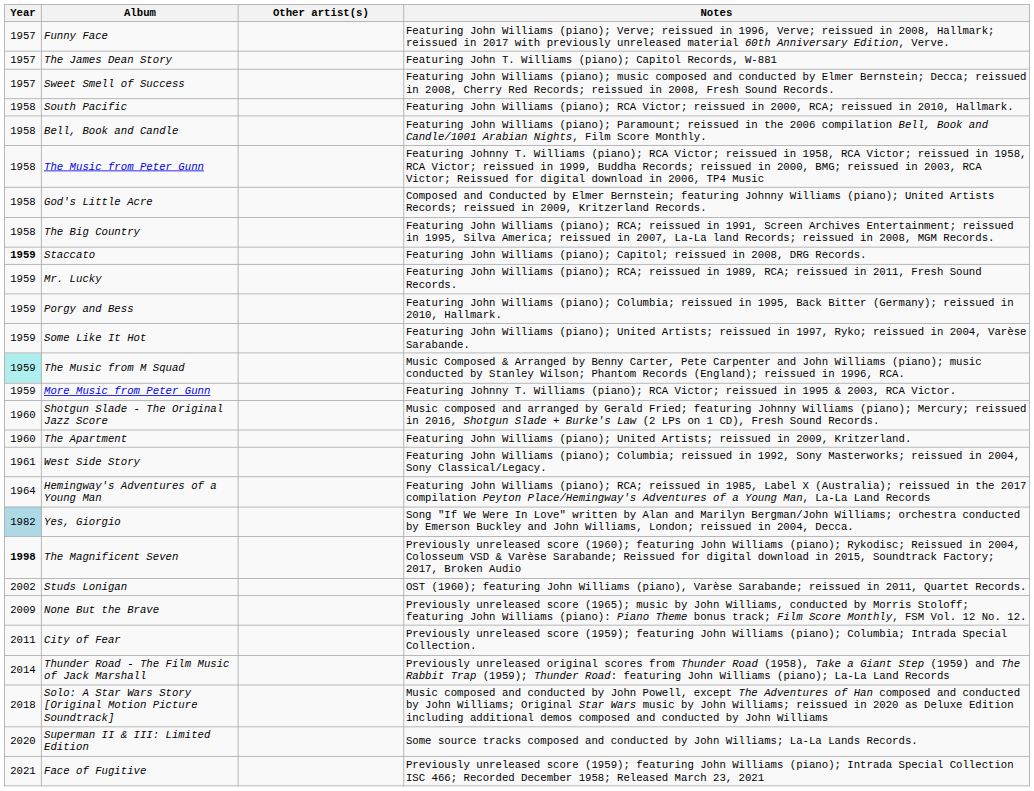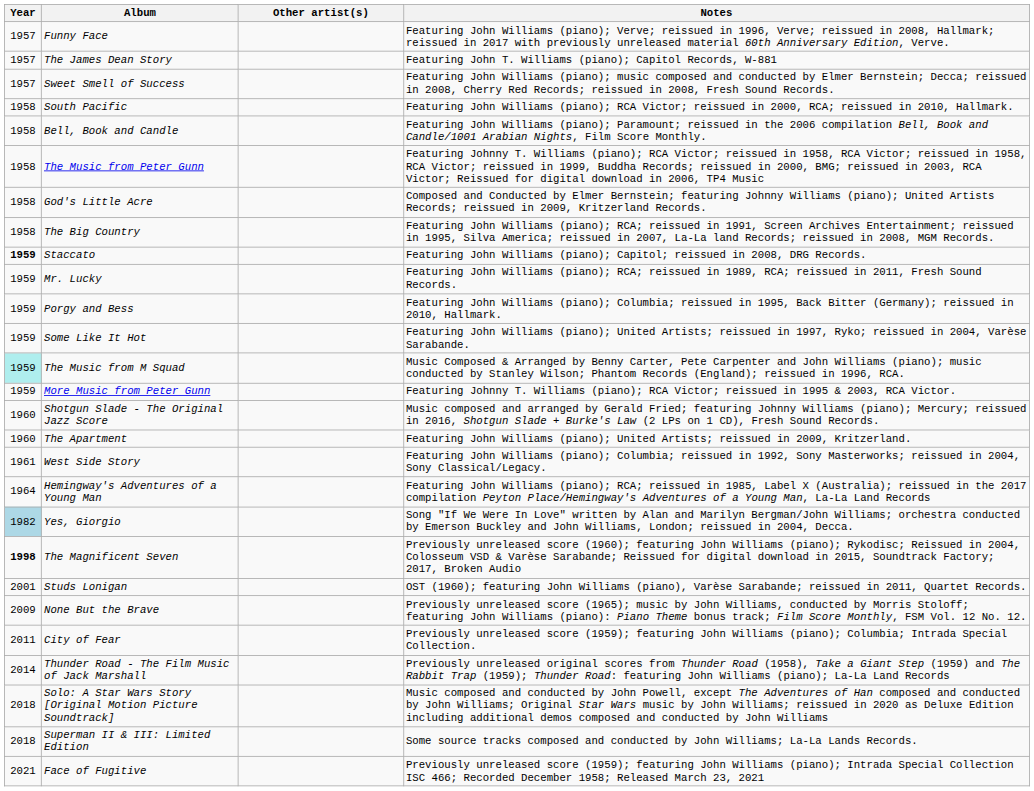(23, 587) 2002 -> (23, 587) 2001
(23, 742) 2020 -> (23, 742) 2018
